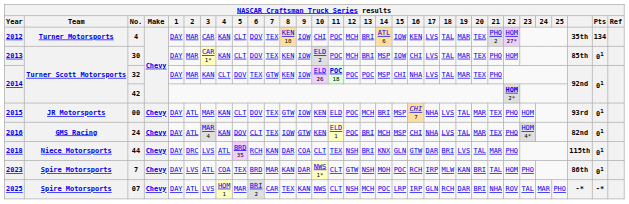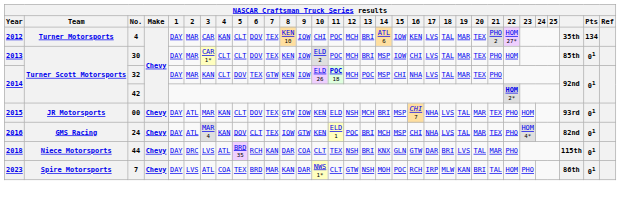(224, 55) KAN -> (224, 55) CLT
(352, 74) POC -> (352, 74) MCH
(352, 113) POC -> (352, 113) NSH
- row: (136, 189)
